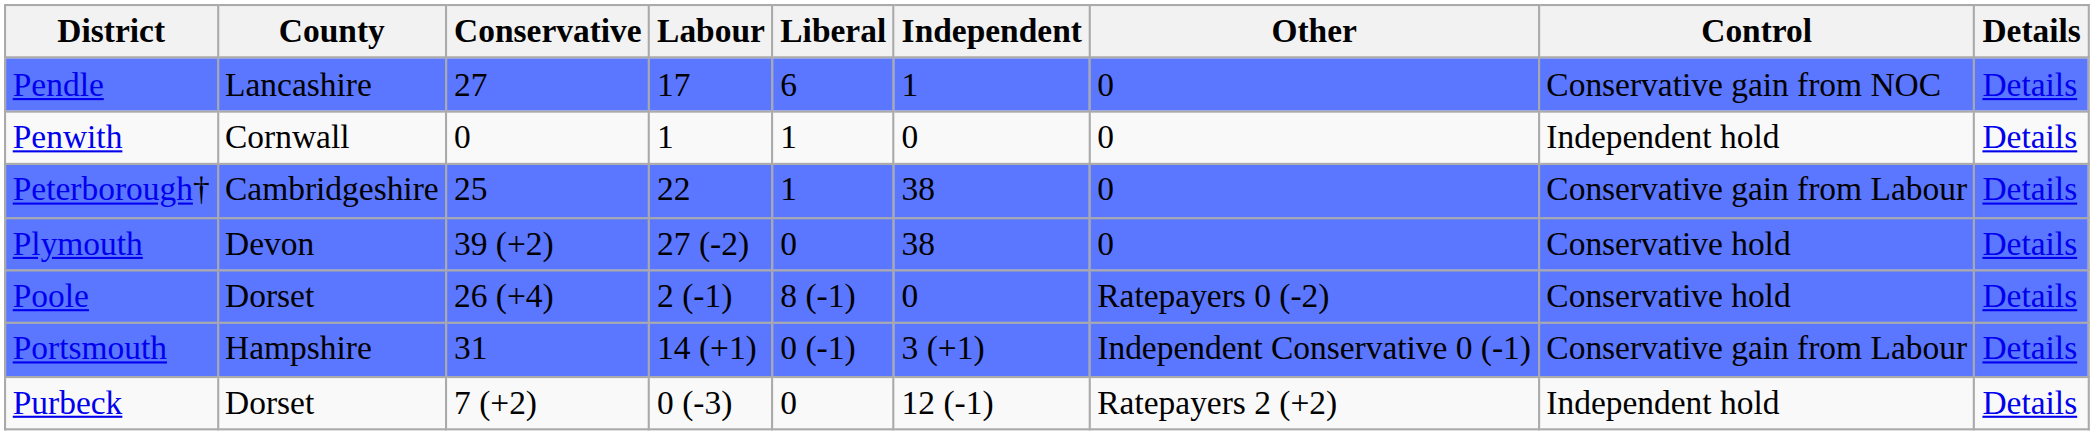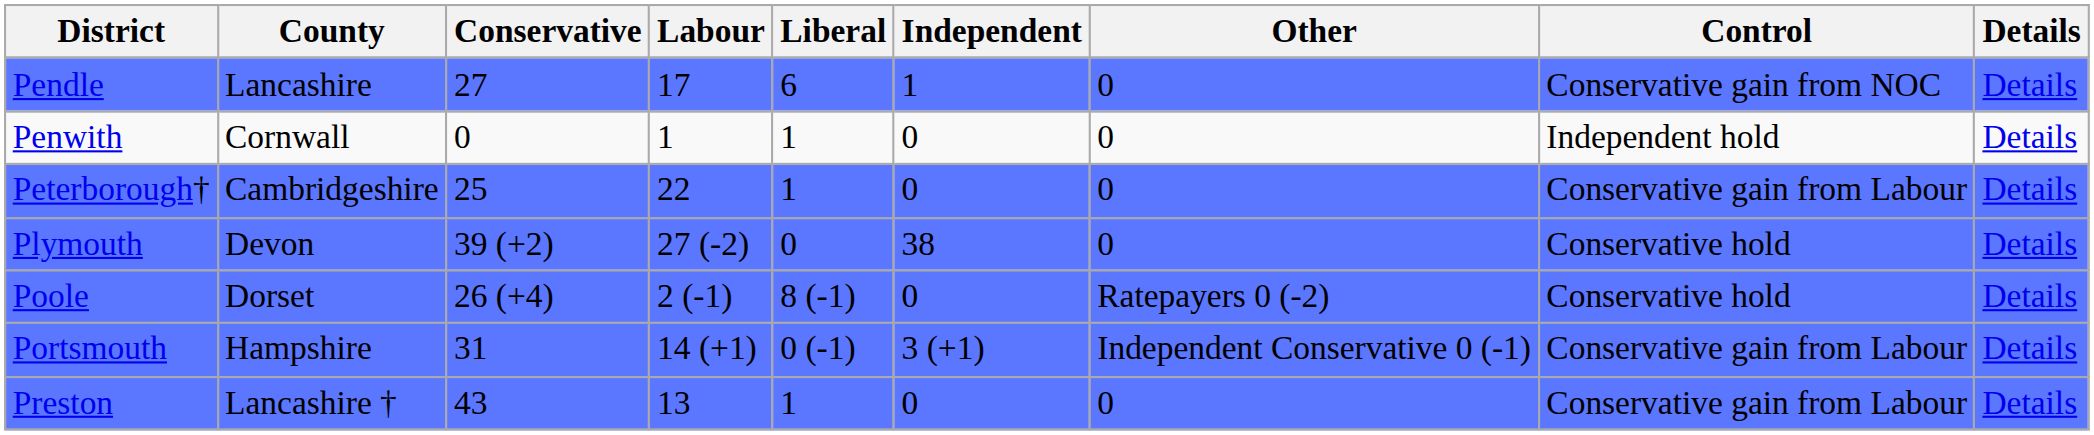(918, 190) 38 -> (910, 190) 0
+ row: (63, 402)
- row: (68, 402)
